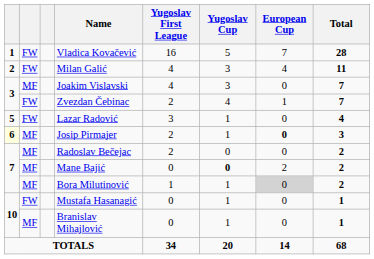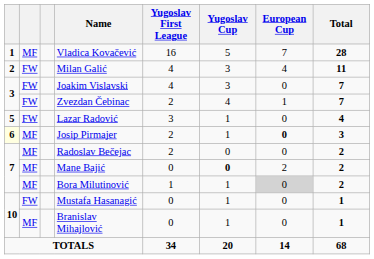(30, 52) FW -> (30, 52) MF
(30, 85) MF -> (30, 85) FW
